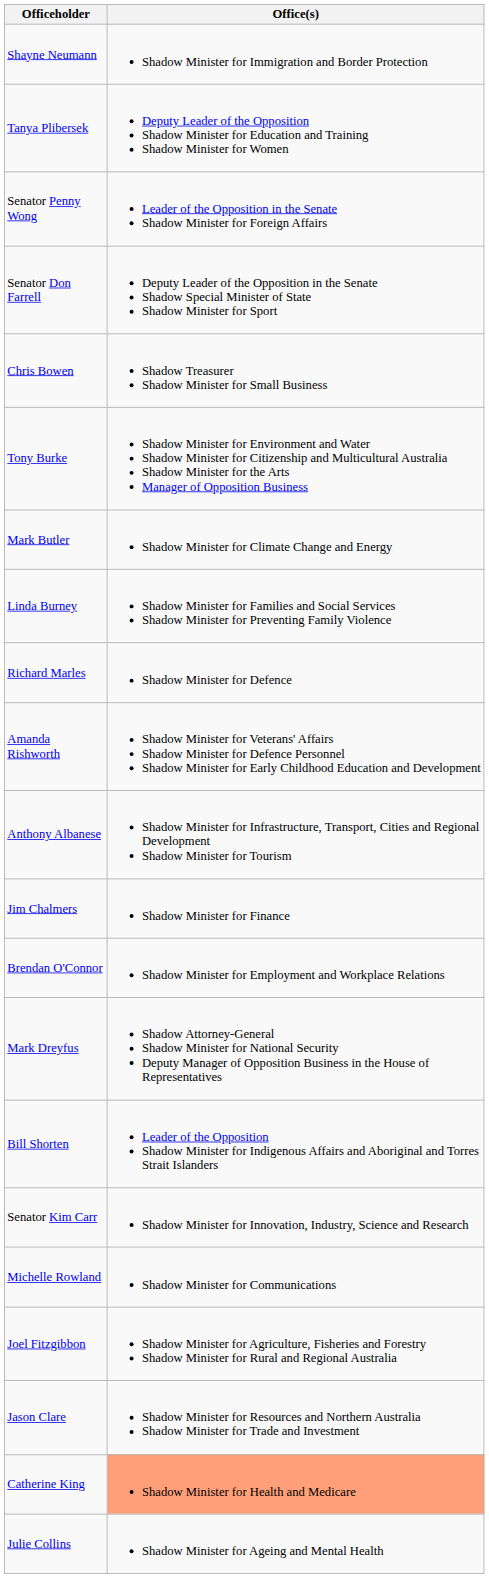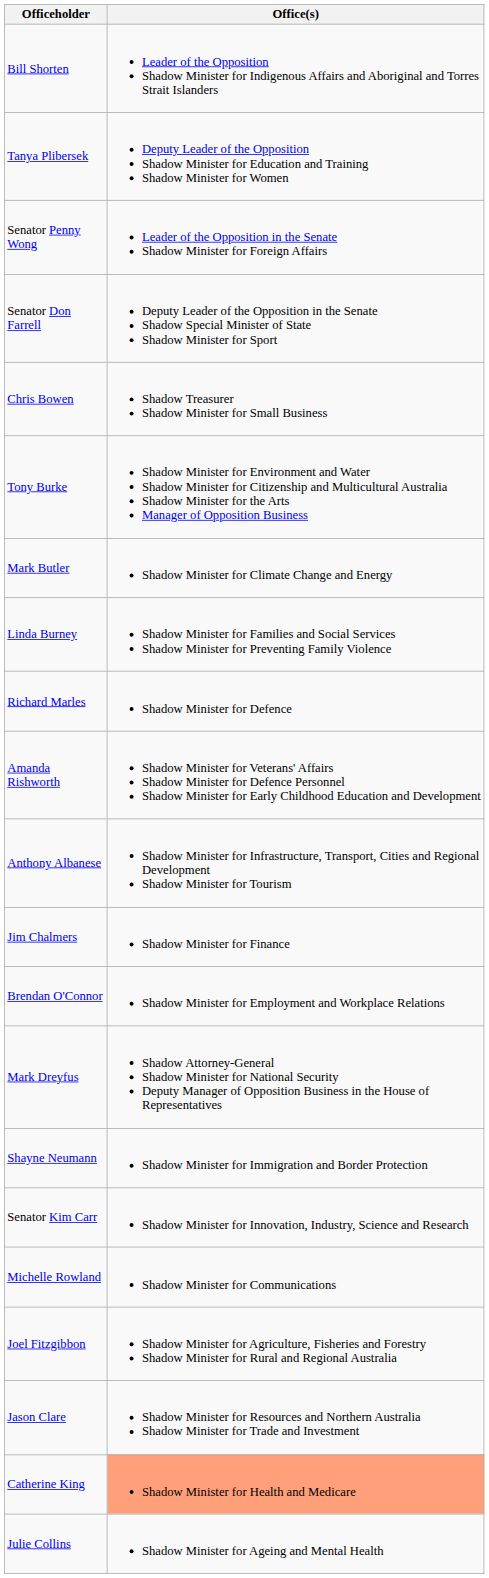rows swapped: (38, 1143) <-> (52, 54)
